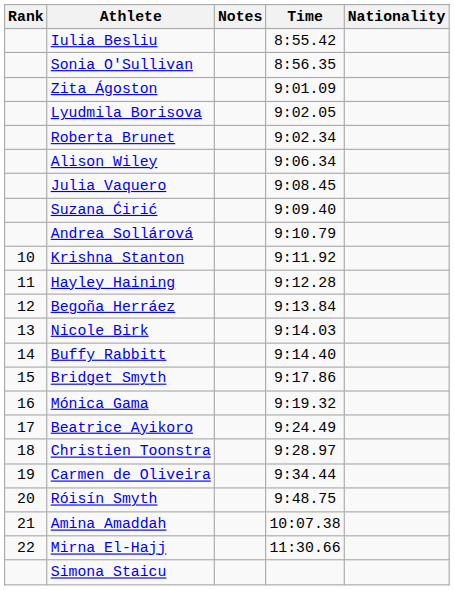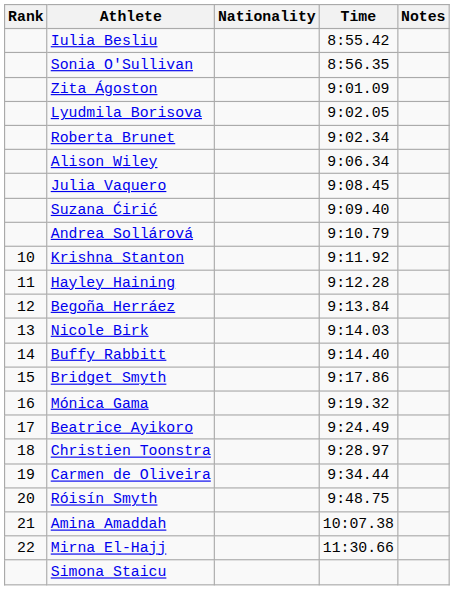columns swapped: (397, 17) <-> (240, 17)
